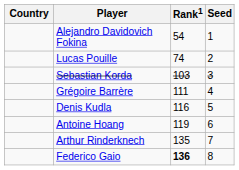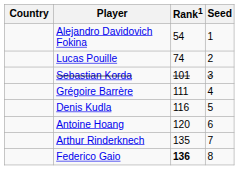(181, 75) 103 -> (181, 75) 101
(181, 124) 119 -> (181, 124) 120
